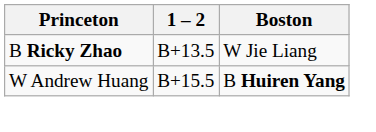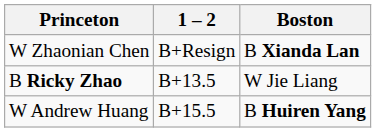+ row: (79, 50)
